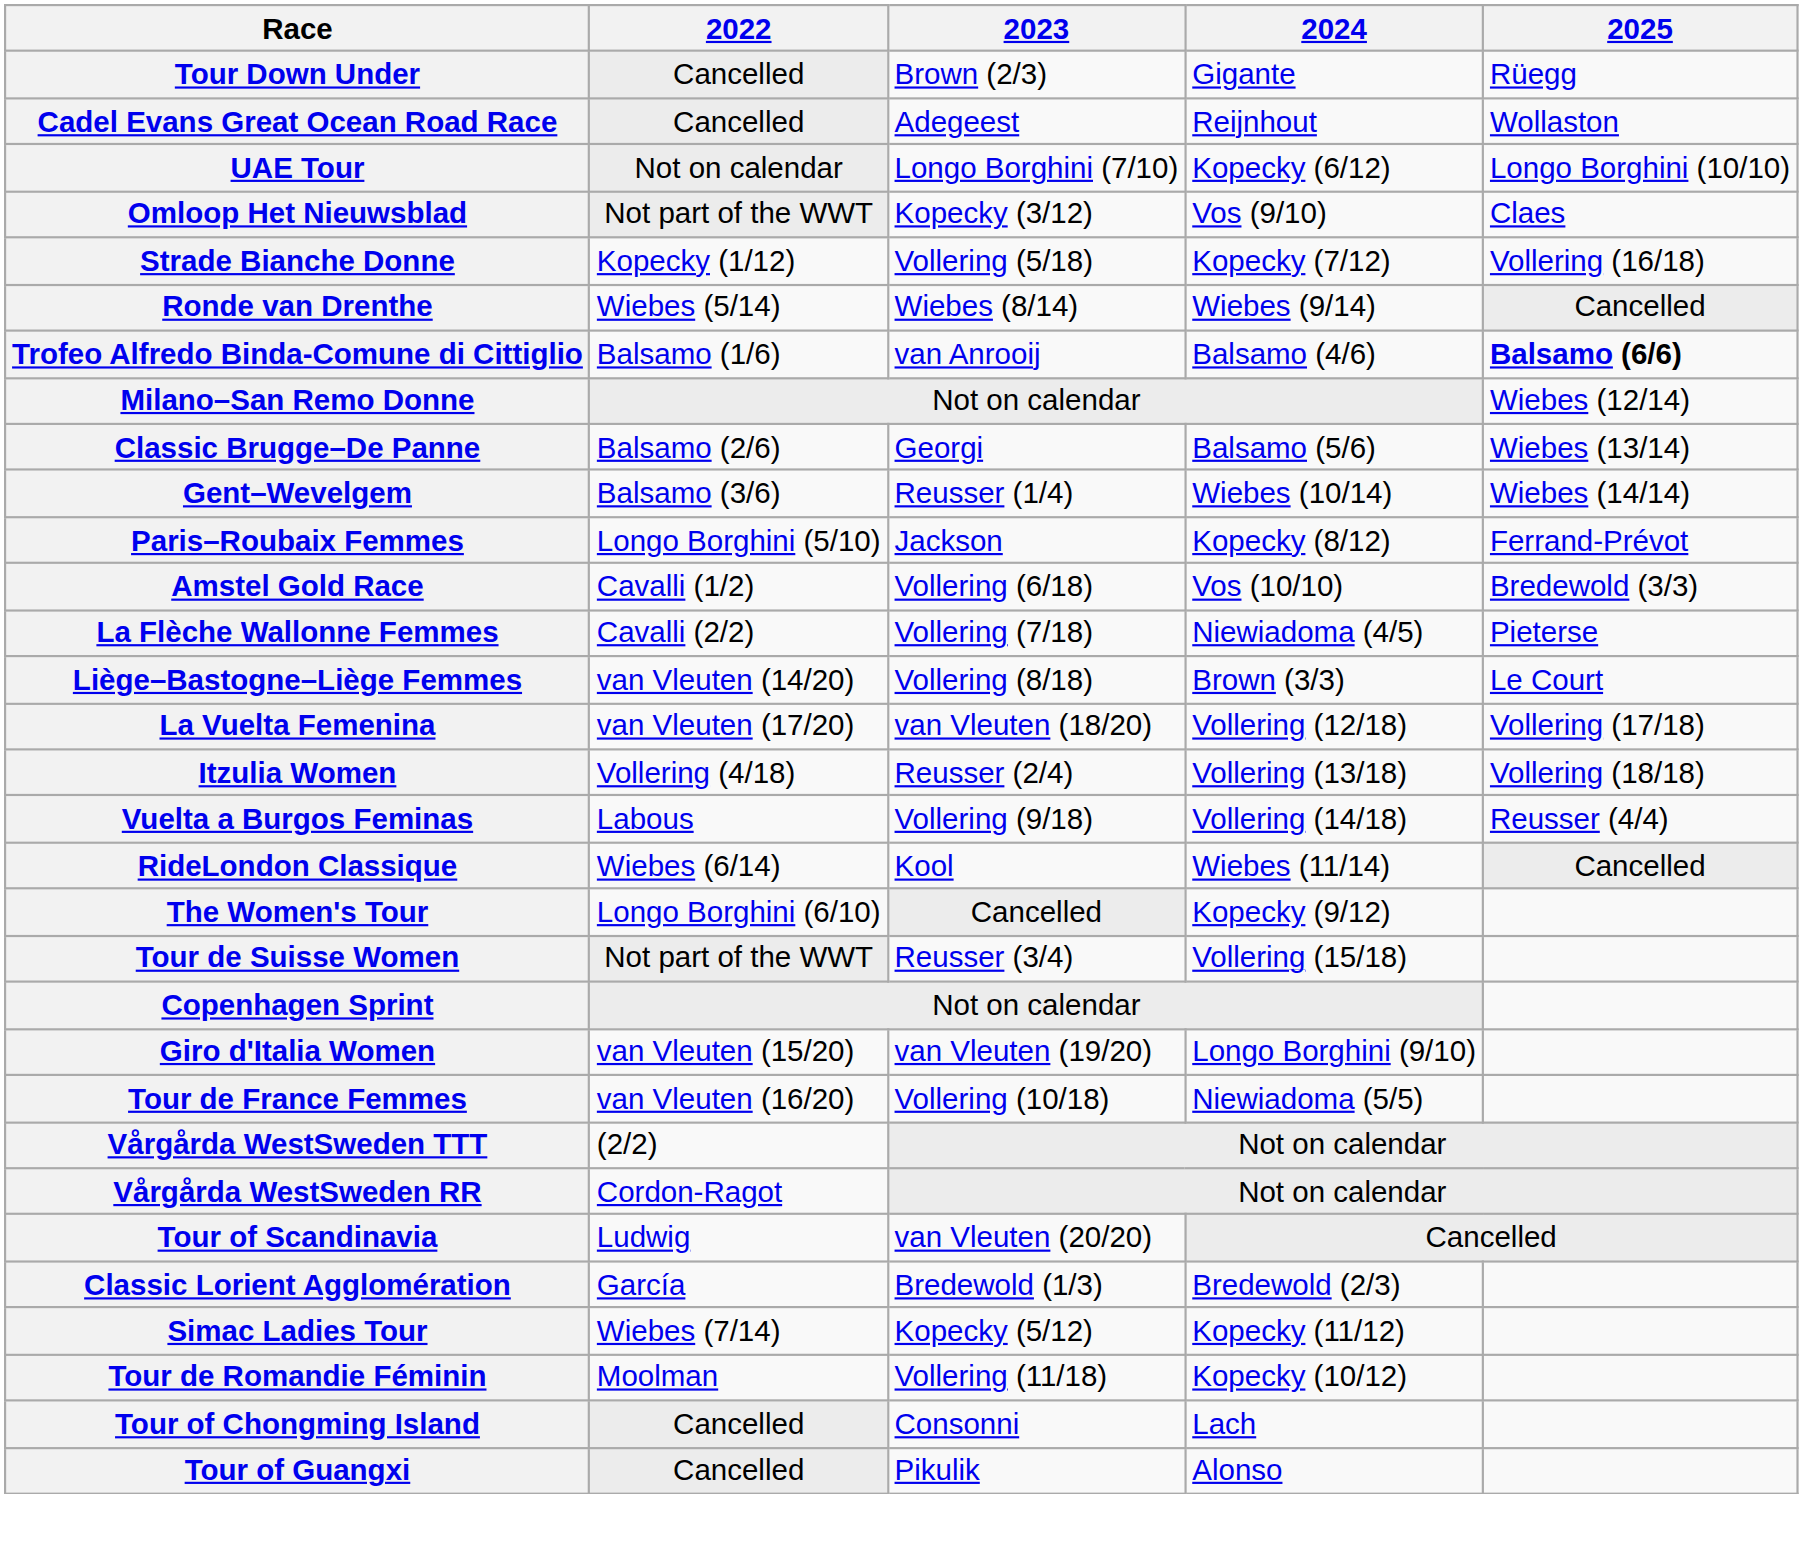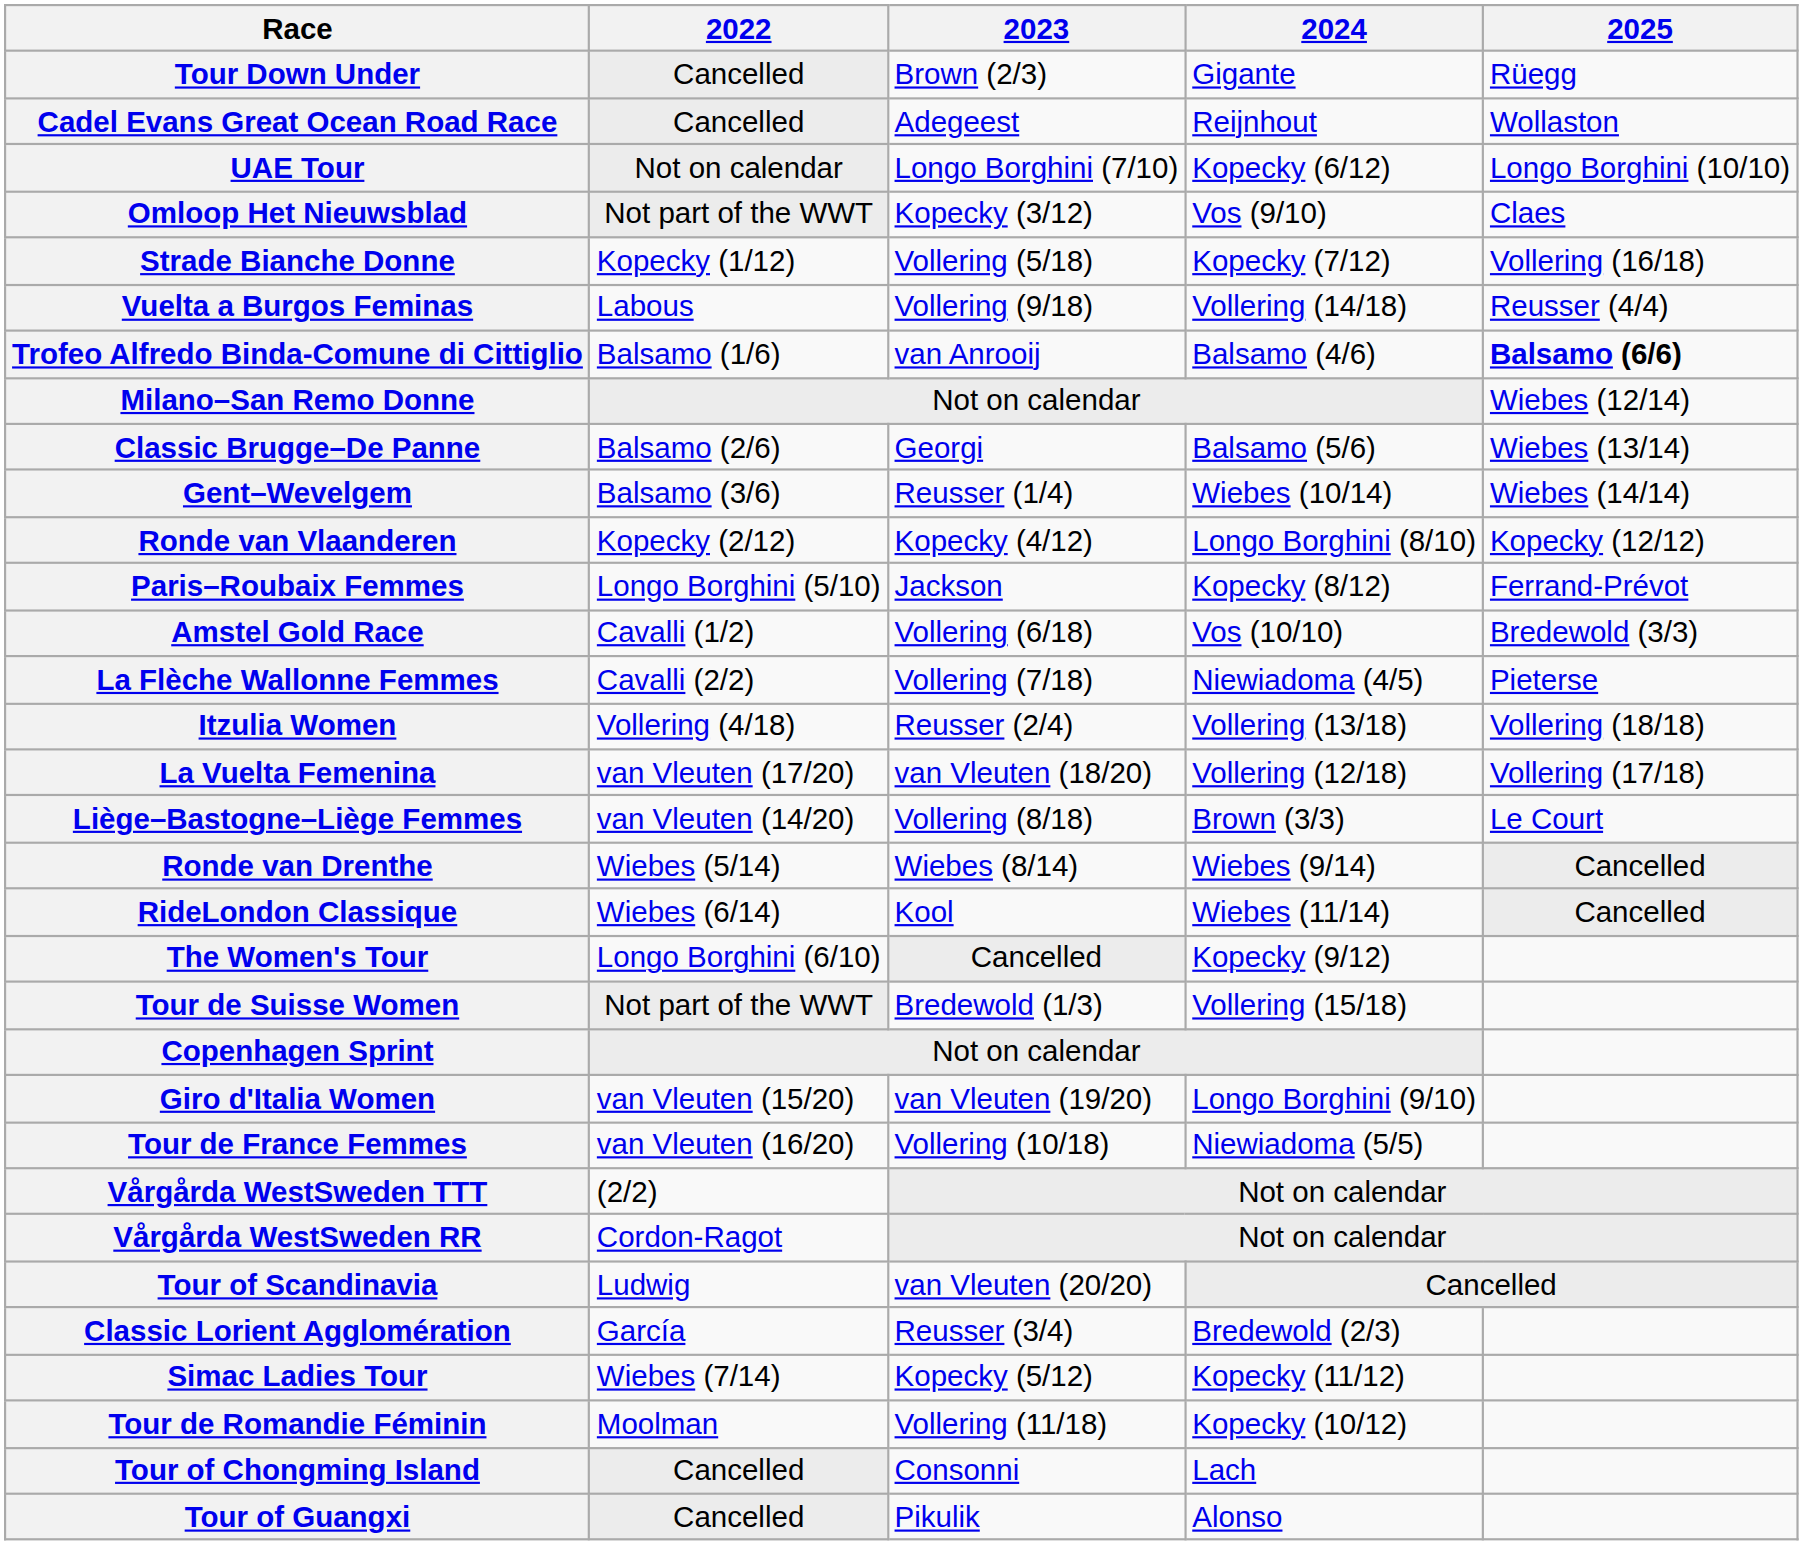rows swapped: (297, 307) <-> (297, 819)
+ row: (297, 540)
rows swapped: (297, 679) <-> (297, 772)
(984, 958) Reusser (3/4) -> (999, 1005) Bredewold (1/3)
(999, 1284) Bredewold (1/3) -> (984, 1330) Reusser (3/4)
